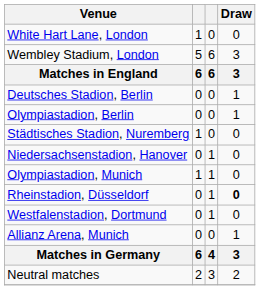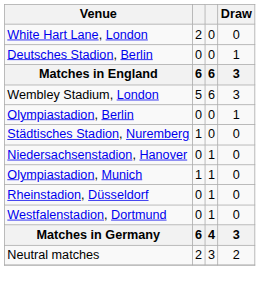(199, 34) 1 -> (199, 34) 2
rows swapped: (83, 54) <-> (80, 94)
(236, 194) bold -> (236, 194) normal
- row: (68, 235)
